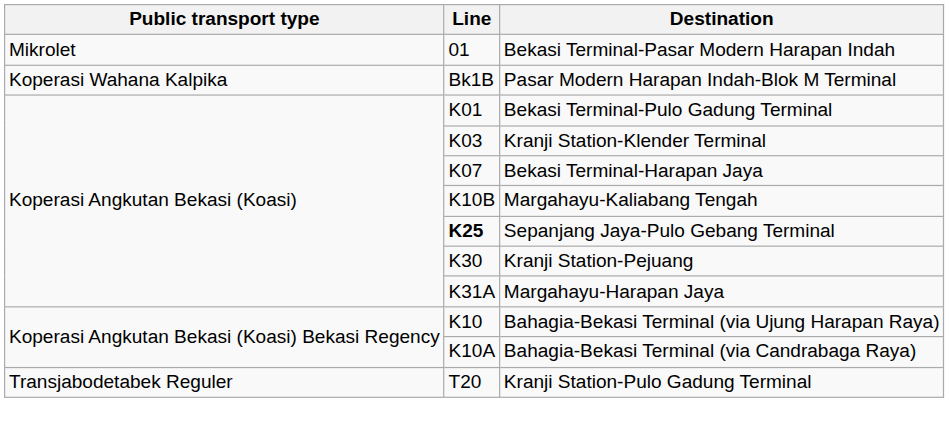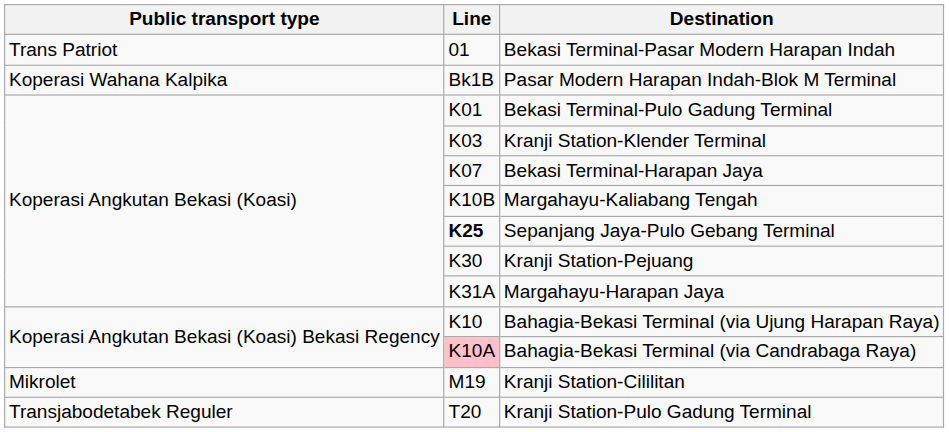(42, 49) Mikrolet -> (63, 49) Trans Patriot
(472, 351) no background -> (472, 351) pink background
+ row: (594, 381)
